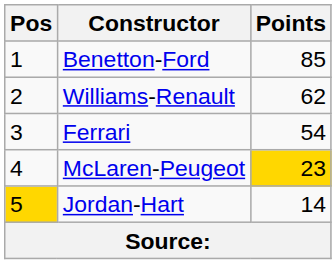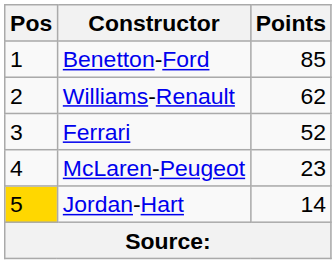(313, 132) 54 -> (313, 132) 52
(313, 168) gold background -> (313, 168) no background
